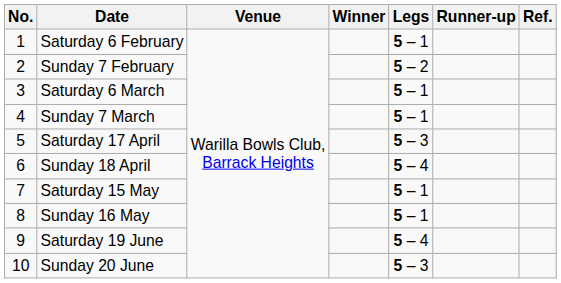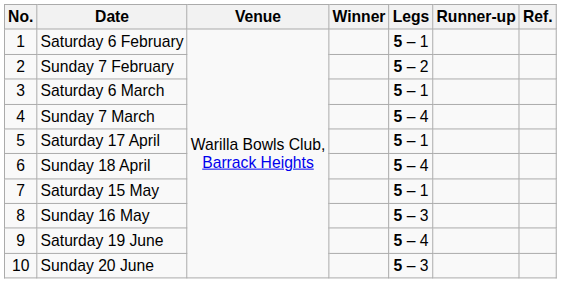(411, 116) 5 – 1 -> (411, 116) 5 – 4
(411, 141) 5 – 3 -> (411, 141) 5 – 1
(411, 215) 5 – 1 -> (411, 215) 5 – 3
